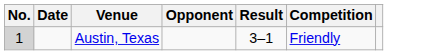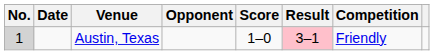+ column: (259, 15)
(261, 38) no background -> (307, 38) pink background
